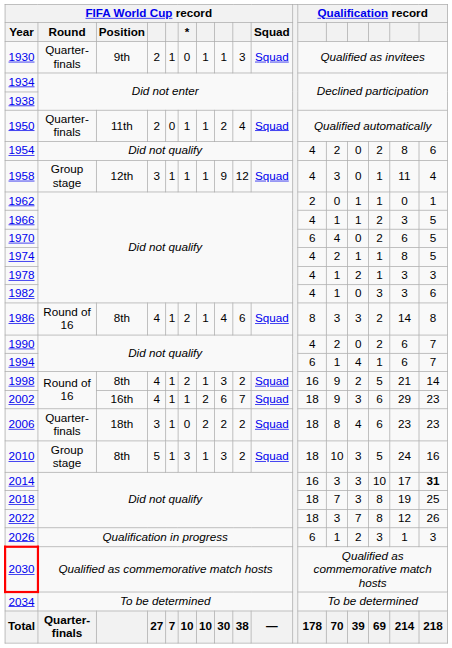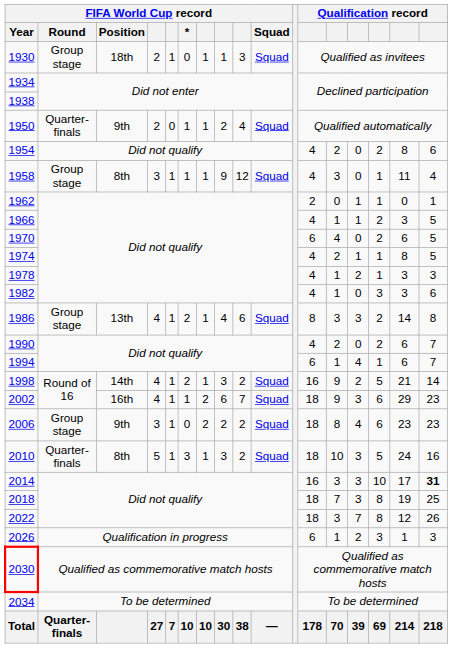(67, 57) Quarter-finals -> (67, 57) Group stage
(122, 57) 9th -> (122, 57) 18th
(122, 126) 11th -> (122, 126) 9th
(122, 176) 12th -> (122, 176) 8th
(67, 319) Round of 16 -> (67, 319) Group stage
(122, 319) 8th -> (122, 319) 13th
(122, 381) 8th -> (122, 381) 14th
(67, 424) Quarter-finals -> (67, 424) Group stage
(122, 424) 18th -> (122, 424) 9th
(67, 456) Group stage -> (67, 456) Quarter-finals
